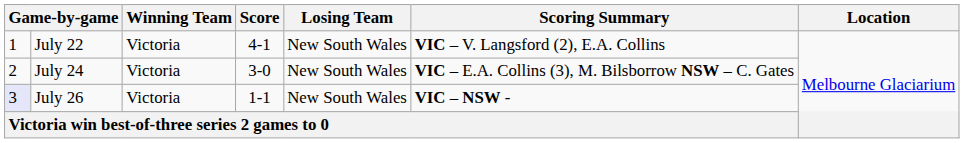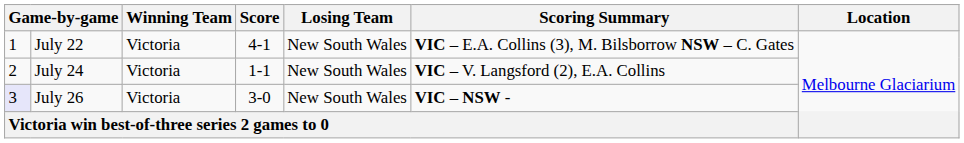(540, 44) VIC – V. Langsford (2), E.A. Collins -> (604, 44) VIC – E.A. Collins (3), M. Bilsborrow NSW – C. Gates
(260, 71) 3-0 -> (260, 71) 1-1
(604, 71) VIC – E.A. Collins (3), M. Bilsborrow NSW – C. Gates -> (540, 71) VIC – V. Langsford (2), E.A. Collins
(260, 97) 1-1 -> (260, 97) 3-0
